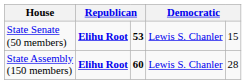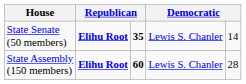(138, 36) 53 -> (138, 36) 35
(233, 36) 15 -> (233, 36) 14
